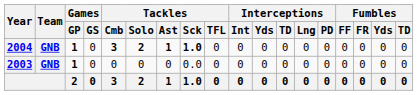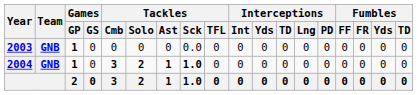rows swapped: (20, 64) <-> (20, 47)
